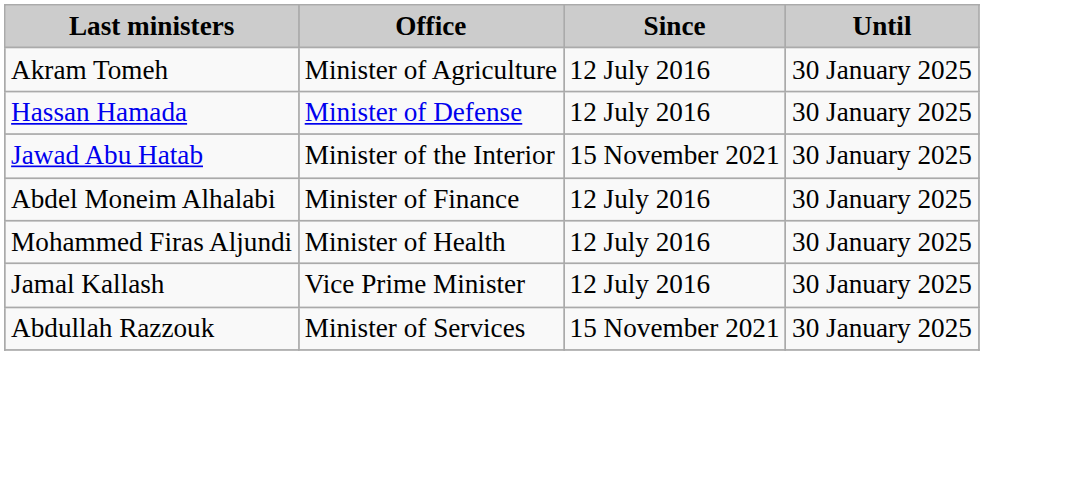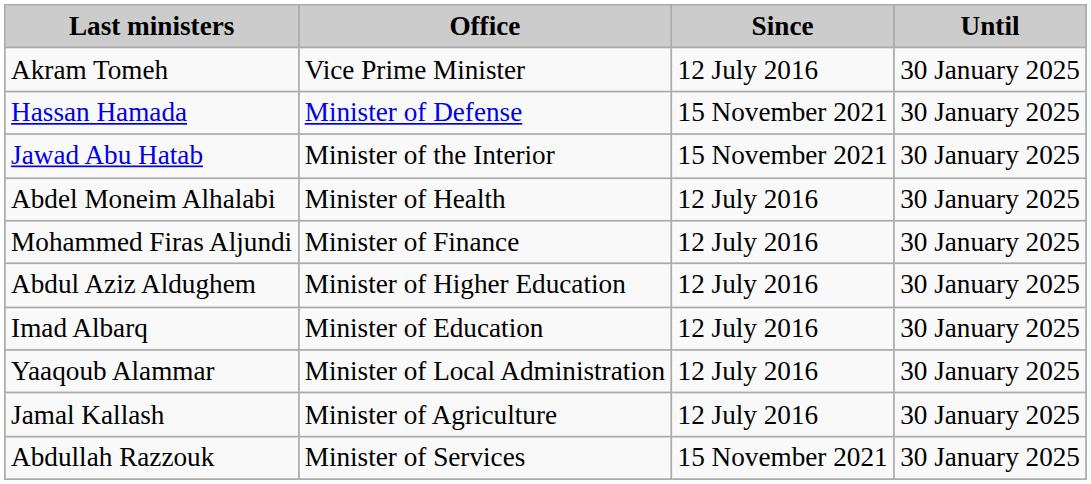(431, 69) Minister of Agriculture -> (415, 69) Vice Prime Minister
(640, 112) 12 July 2016 -> (783, 112) 15 November 2021
(412, 198) Minister of Finance -> (405, 198) Minister of Health
(405, 241) Minister of Health -> (412, 241) Minister of Finance
+ row: (134, 284)
+ row: (79, 328)
+ row: (113, 371)
(415, 284) Vice Prime Minister -> (431, 414) Minister of Agriculture
